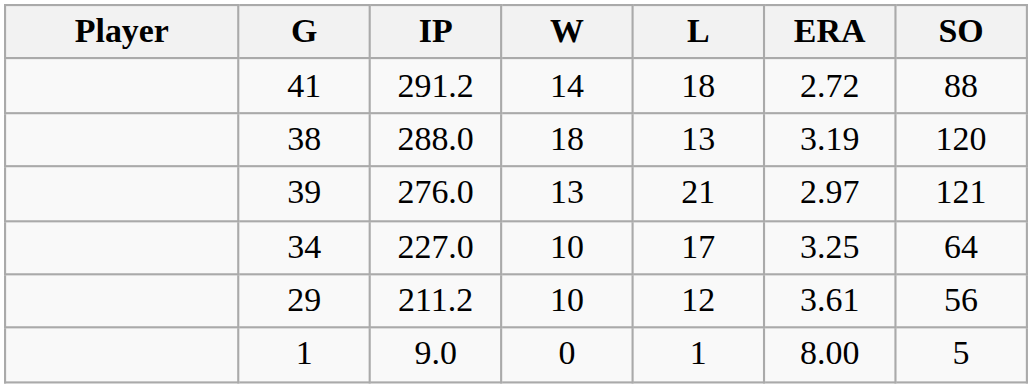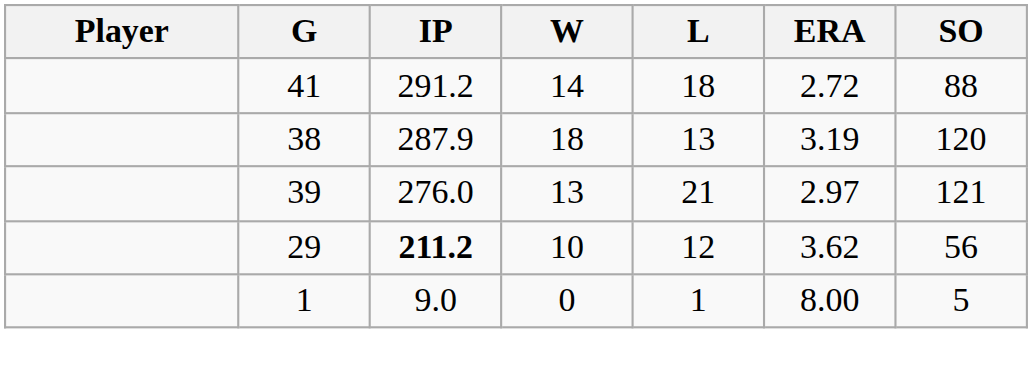(436, 138) 288.0 -> (436, 138) 287.9
- row: (304, 246)
(436, 300) normal -> (436, 246) bold
(830, 300) 3.61 -> (830, 246) 3.62
